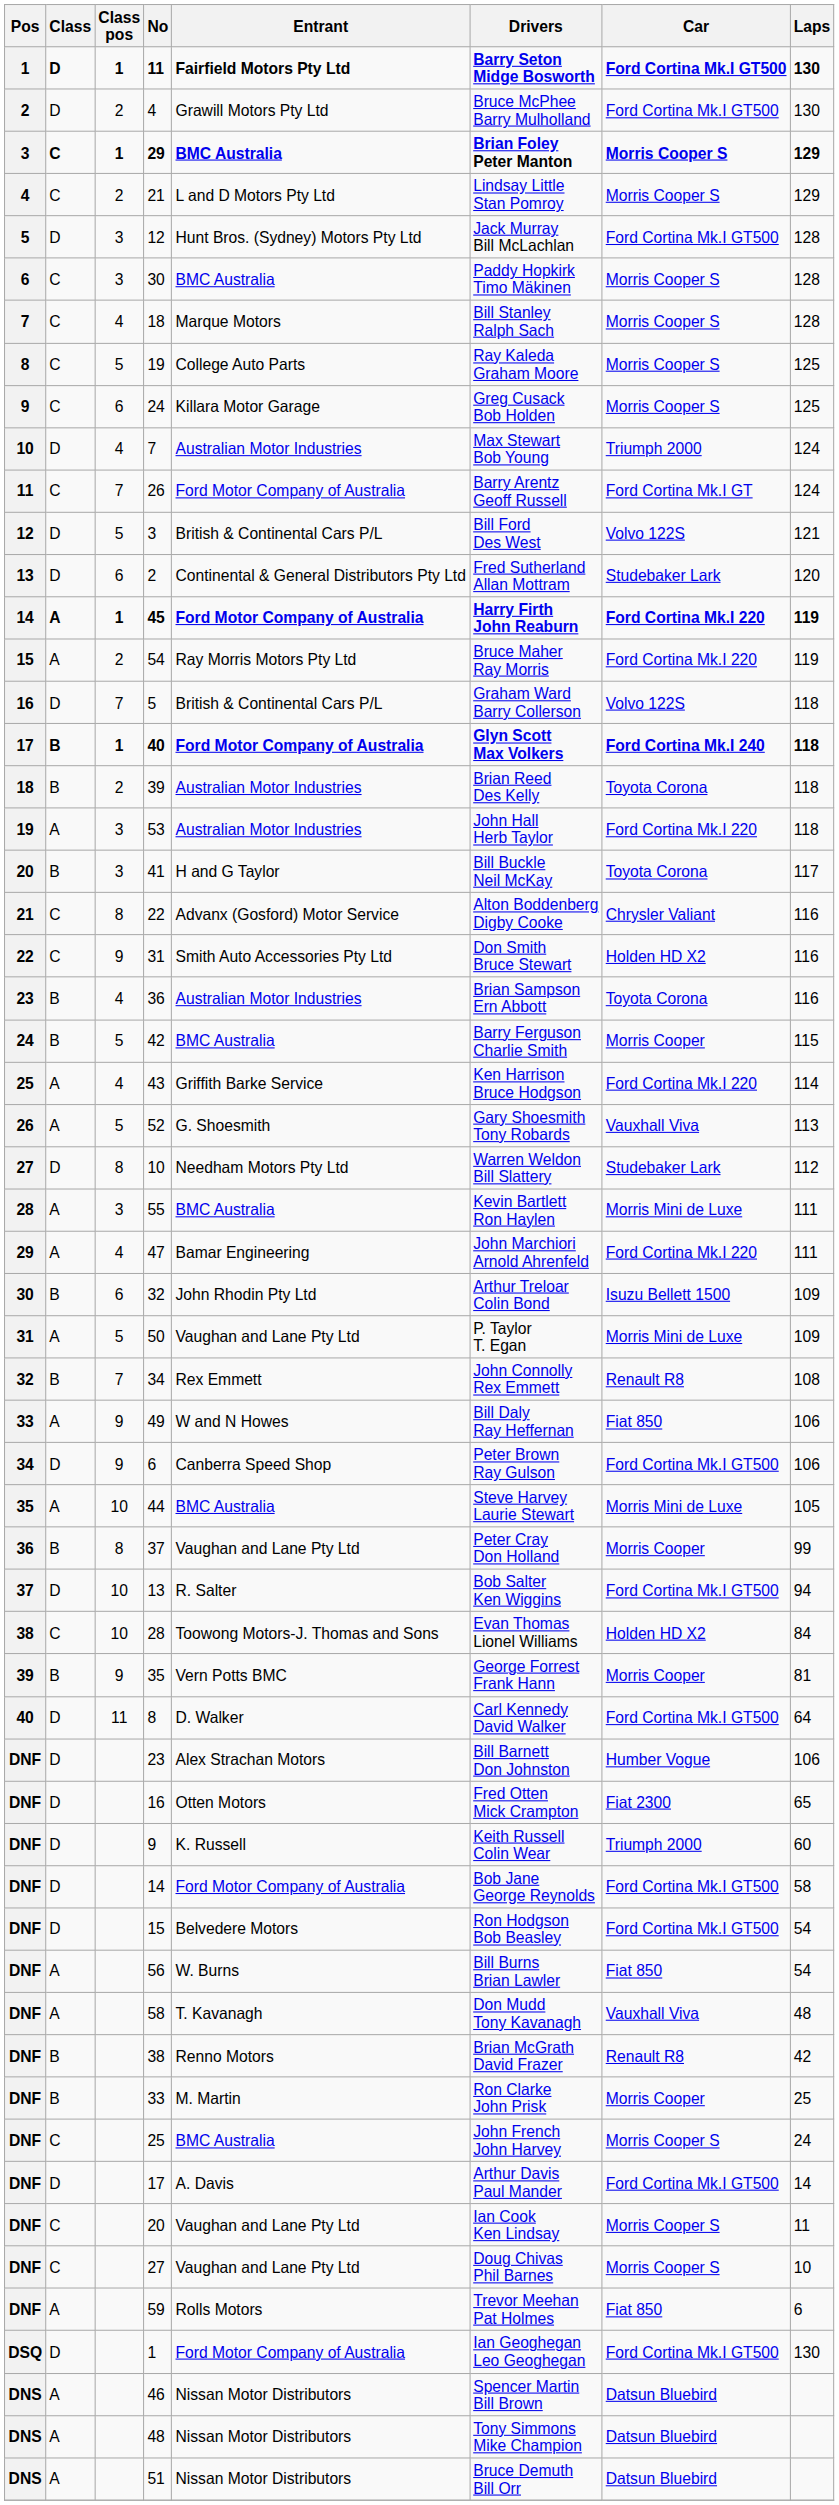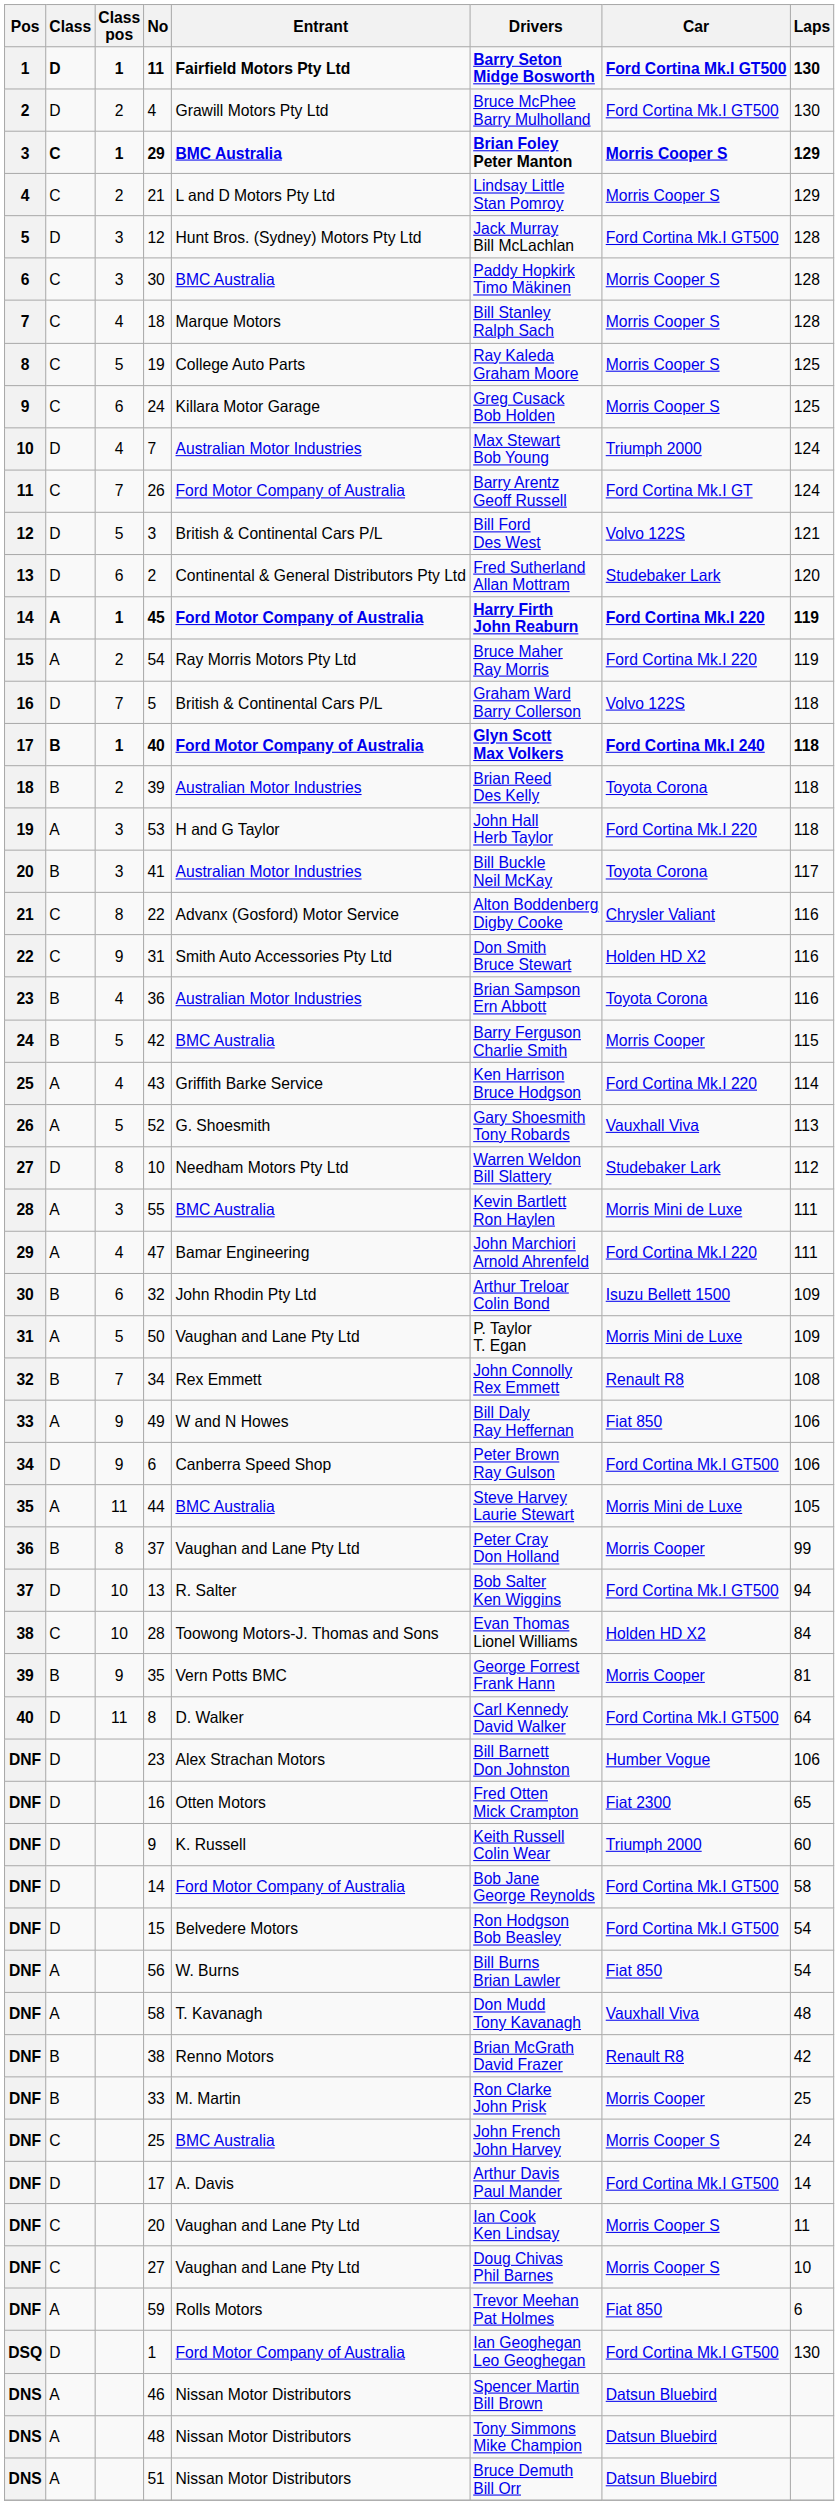(269, 829) Australian Motor Industries -> (228, 829) H and G Taylor
(228, 872) H and G Taylor -> (269, 872) Australian Motor Industries
(119, 1506) 10 -> (119, 1506) 11
